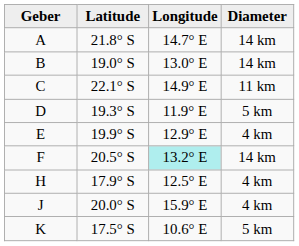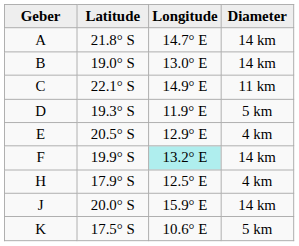(113, 134) 19.9° S -> (113, 134) 20.5° S
(113, 157) 20.5° S -> (113, 157) 19.9° S
(257, 205) 4 km -> (257, 205) 14 km
